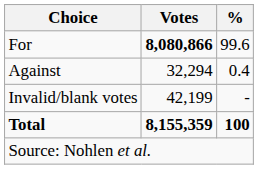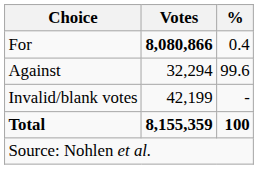(235, 44) 99.6 -> (239, 44) 0.4
(239, 71) 0.4 -> (235, 71) 99.6
